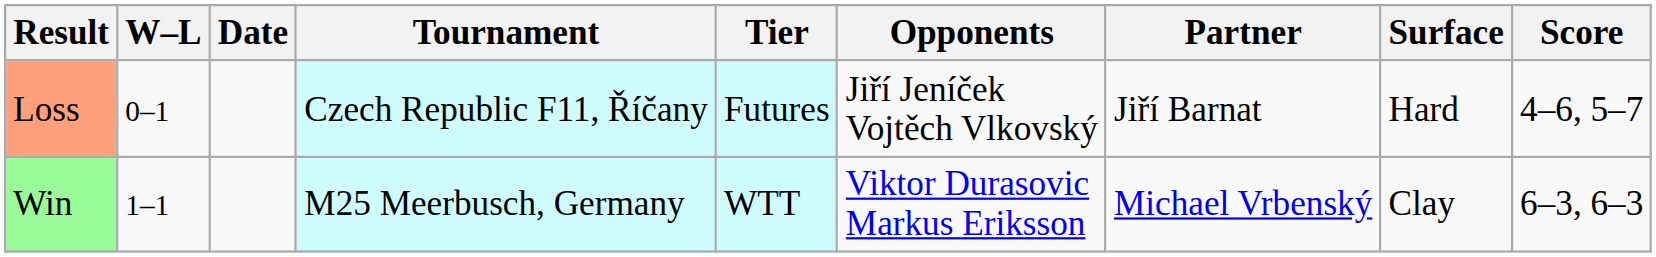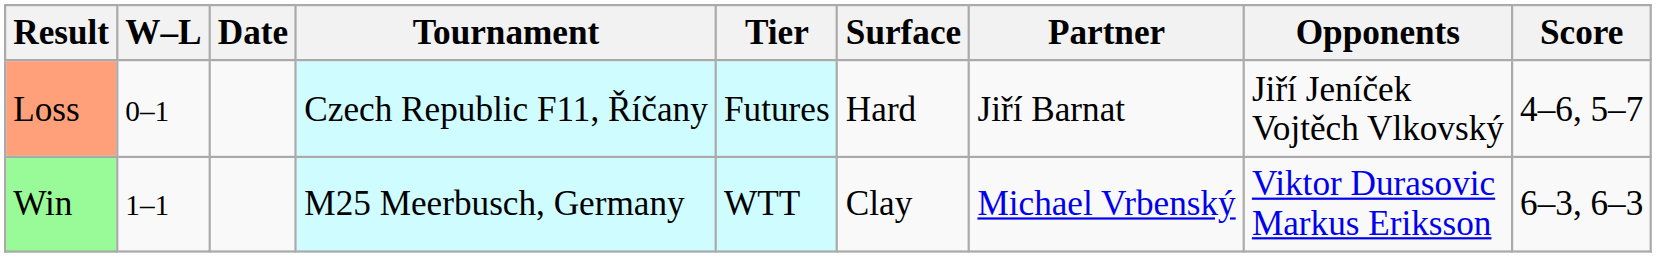columns swapped: (1446, 32) <-> (972, 32)
